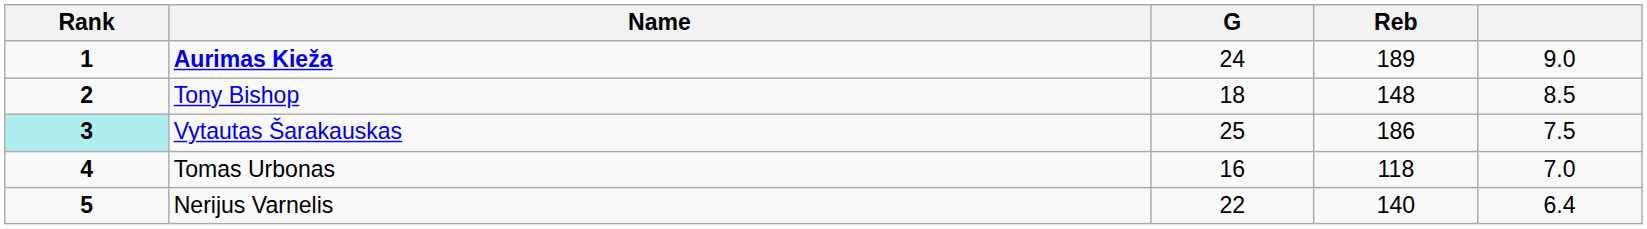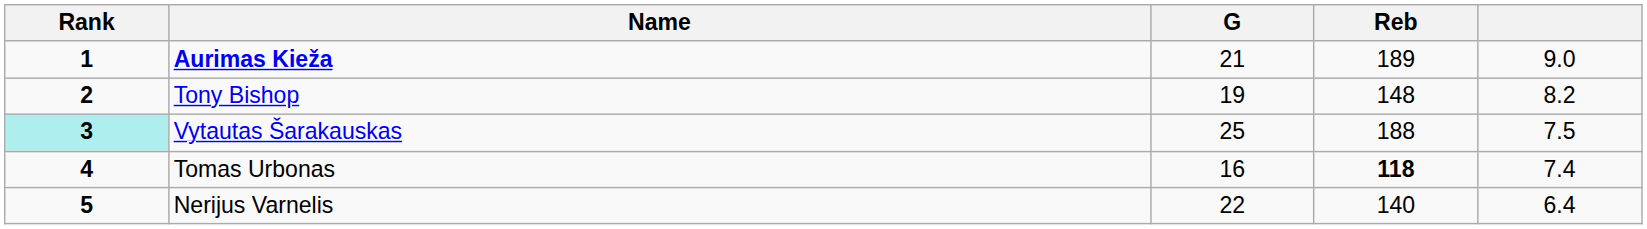(1232, 59) 24 -> (1232, 59) 21
(1232, 95) 18 -> (1232, 95) 19
(1560, 95) 8.5 -> (1560, 95) 8.2
(1396, 132) 186 -> (1396, 132) 188
(1396, 168) normal -> (1396, 168) bold
(1560, 168) 7.0 -> (1560, 168) 7.4
